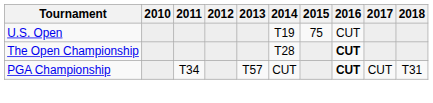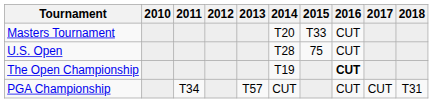+ row: (61, 33)
(284, 33) T19 -> (284, 51) T28
(284, 51) T28 -> (284, 70) T19
(348, 70) bold -> (348, 89) normal
